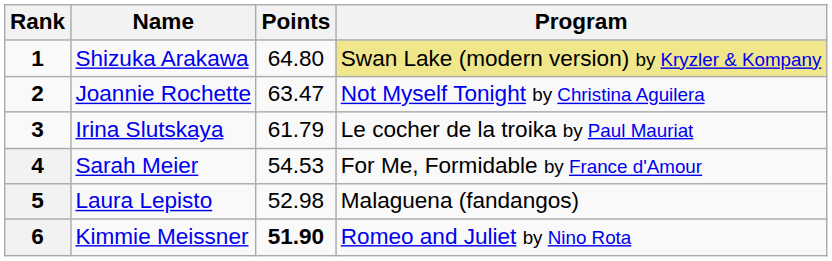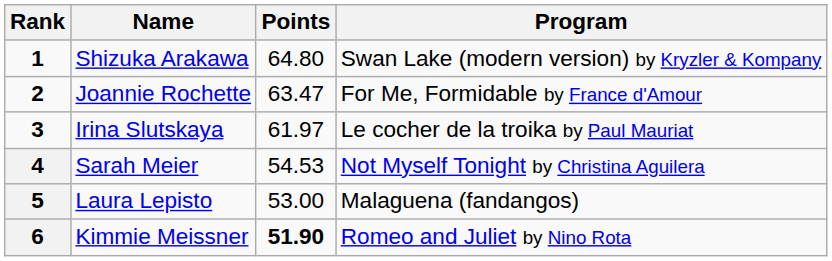(581, 58) khaki background -> (581, 58) no background
(523, 93) Not Myself Tonight by Christina Aguilera -> (521, 93) For Me, Formidable by France d'Amour
(296, 129) 61.79 -> (296, 129) 61.97
(521, 165) For Me, Formidable by France d'Amour -> (523, 165) Not Myself Tonight by Christina Aguilera
(296, 201) 52.98 -> (296, 201) 53.00
